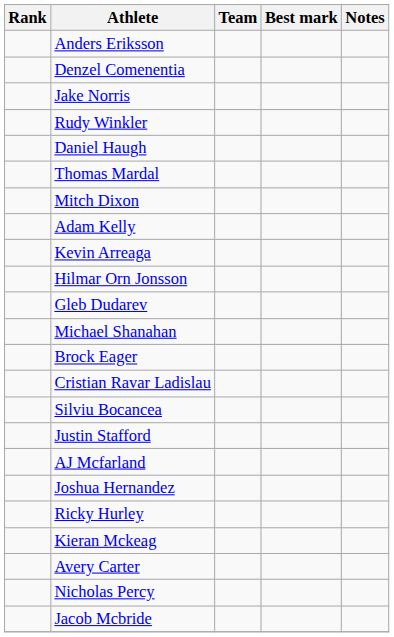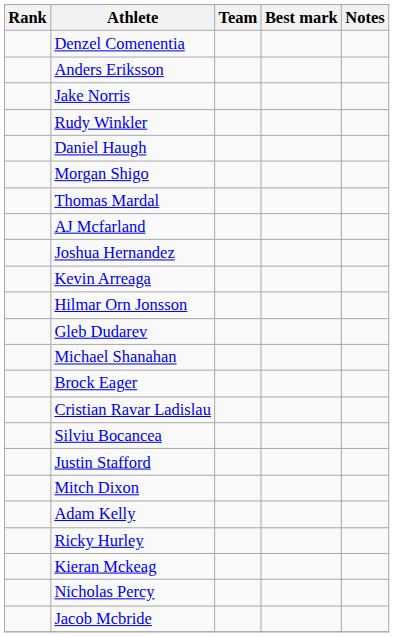rows swapped: (120, 69) <-> (109, 43)
+ row: (102, 174)
rows swapped: (100, 461) <-> (97, 200)
rows swapped: (95, 226) <-> (115, 488)
- row: (97, 566)
